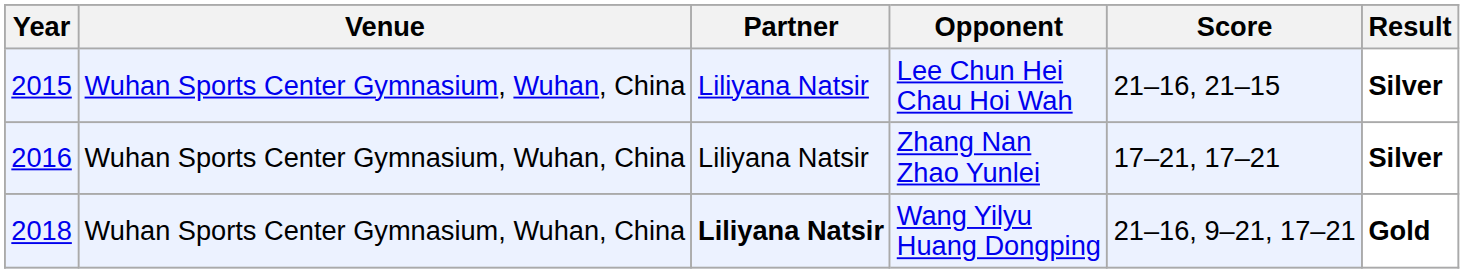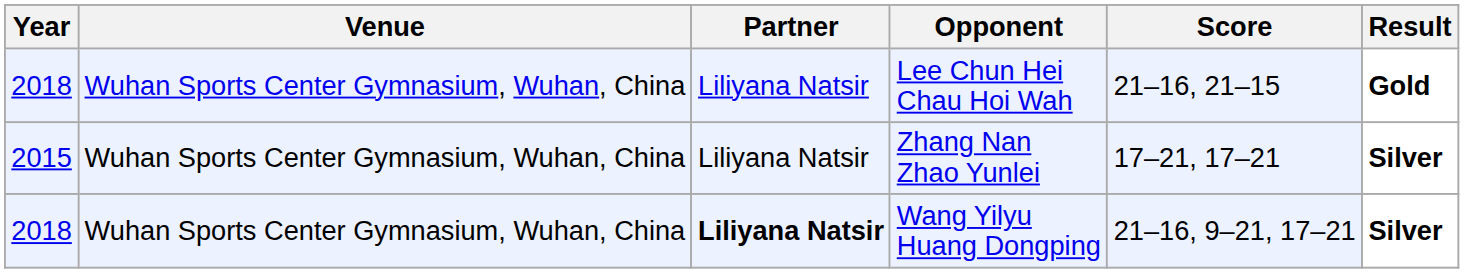(42, 85) 2015 -> (42, 85) 2018
(1405, 85) Silver -> (1399, 85) Gold
(42, 158) 2016 -> (42, 158) 2015
(1399, 231) Gold -> (1405, 231) Silver
